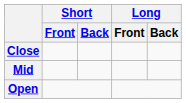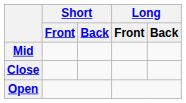rows swapped: (23, 51) <-> (23, 70)
